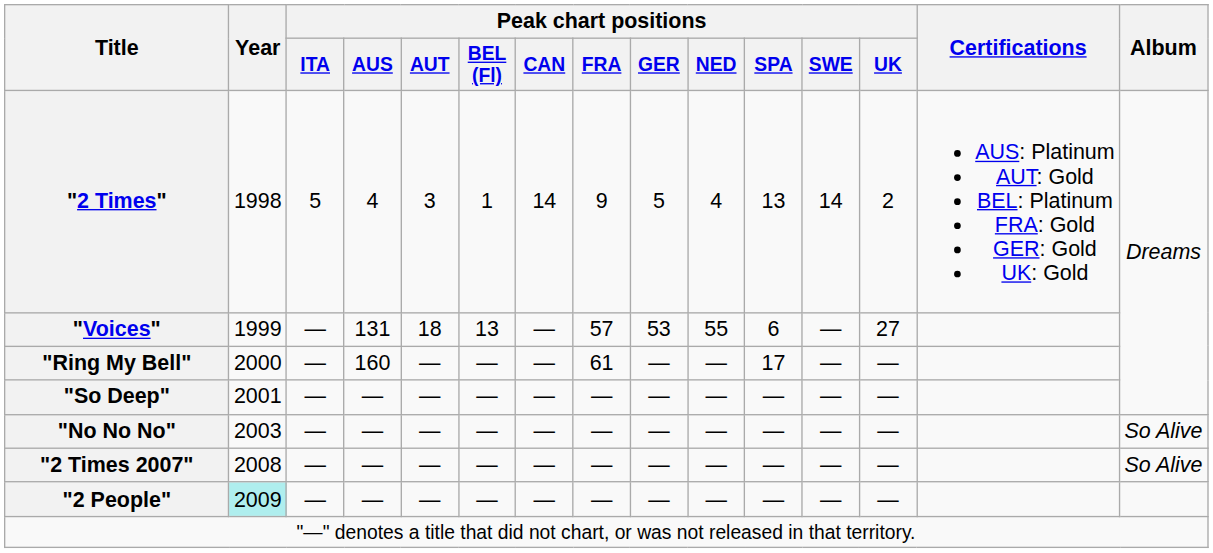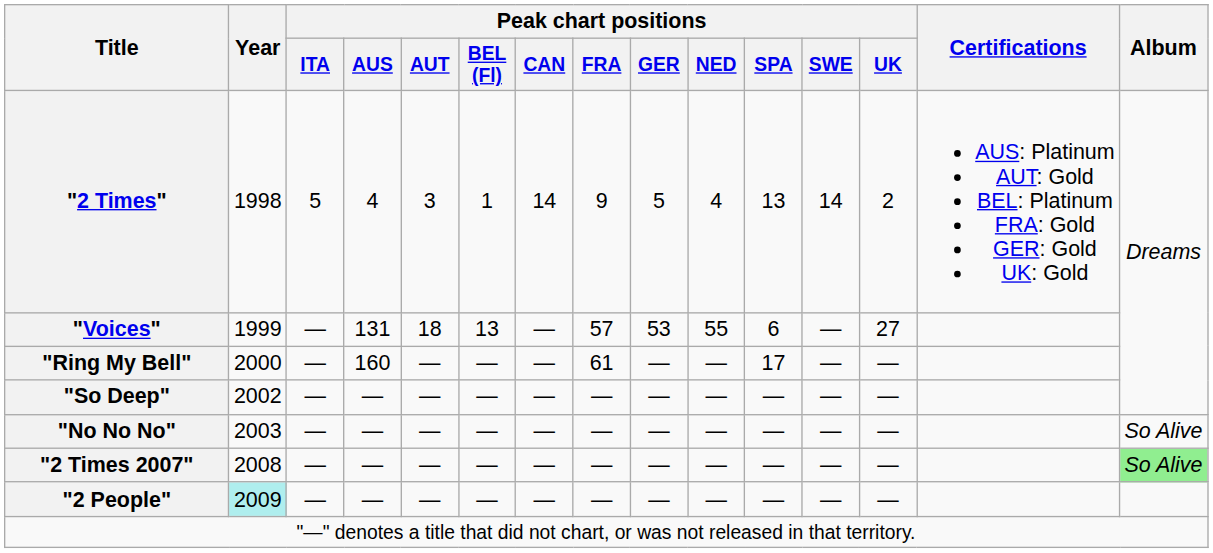(258, 397) 2001 -> (258, 397) 2002
(1163, 465) no background -> (1163, 465) lightgreen background
